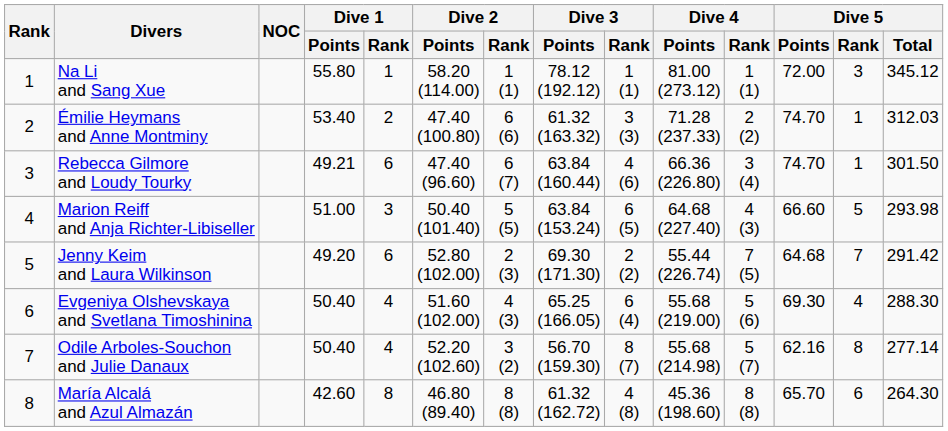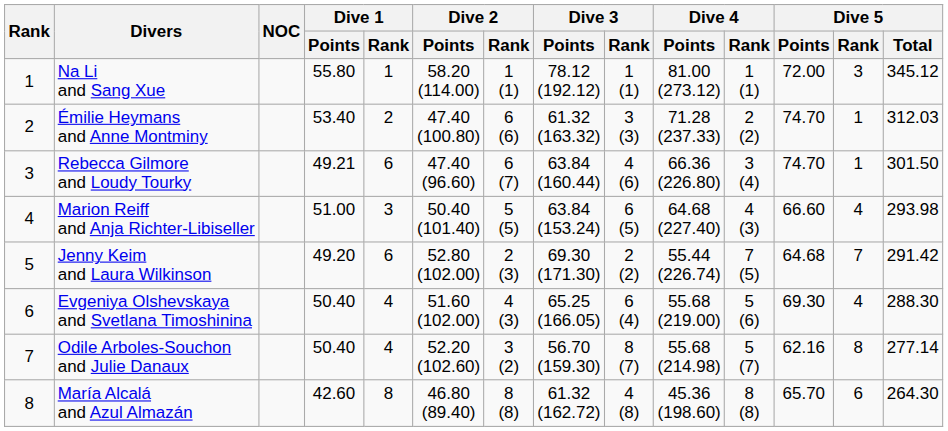(858, 209) 5 -> (858, 209) 4
